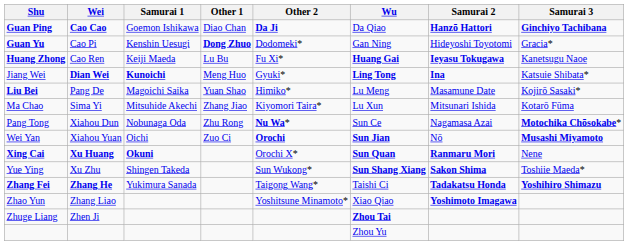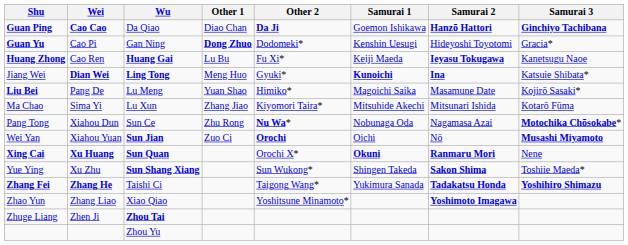columns swapped: (389, 12) <-> (162, 12)
